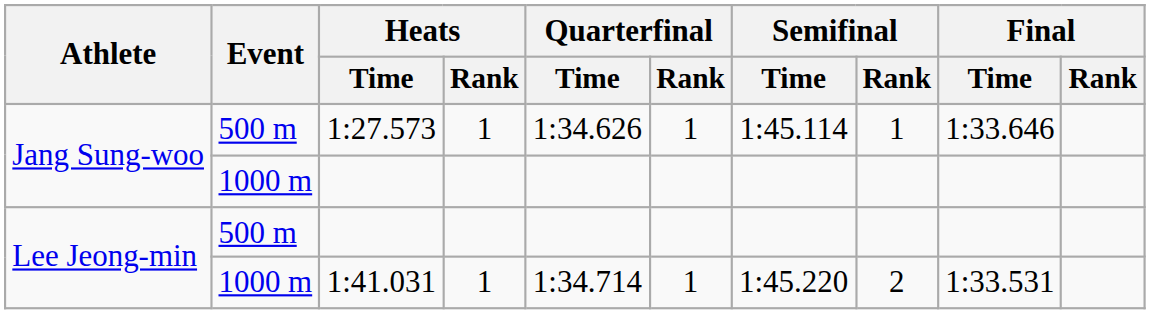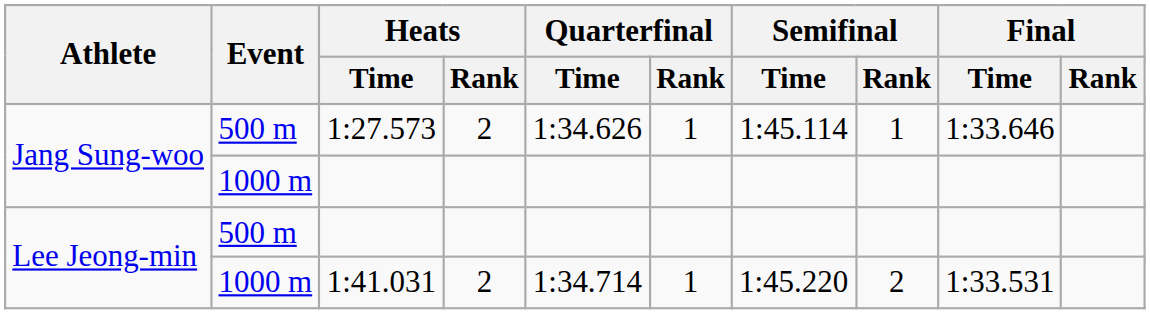(484, 129) 1 -> (484, 129) 2
(484, 282) 1 -> (484, 282) 2
